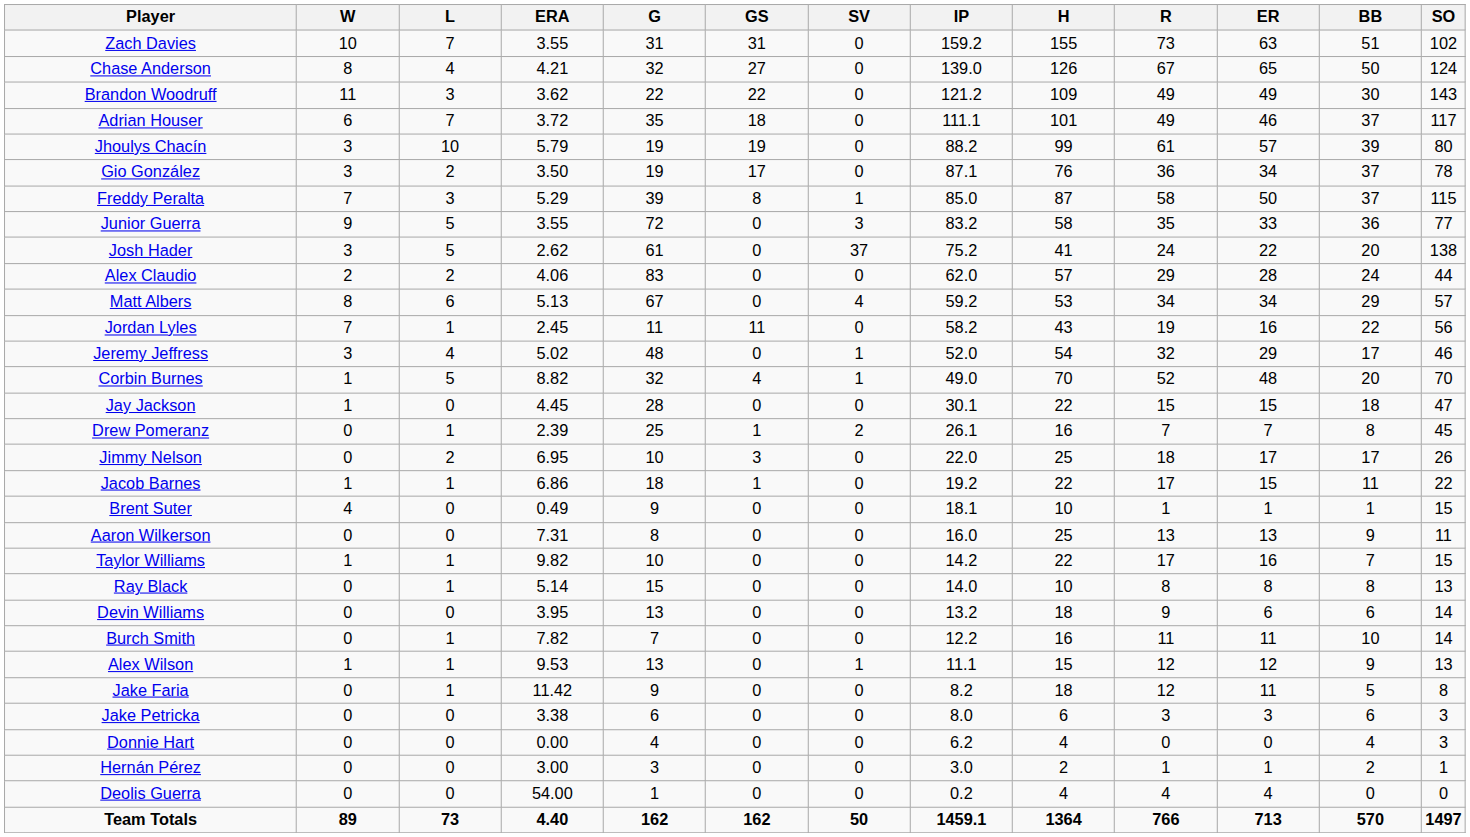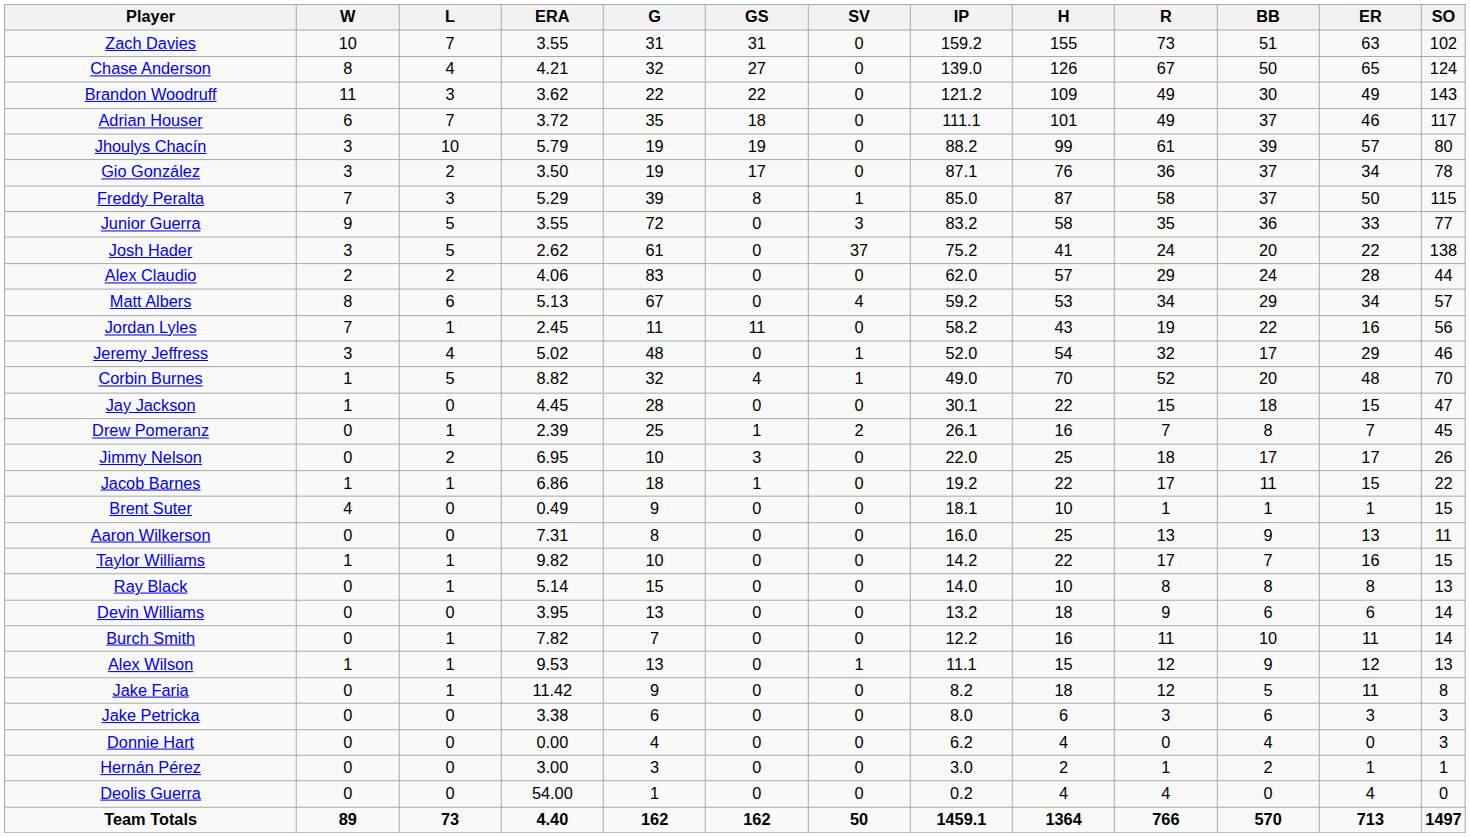columns swapped: (1268, 17) <-> (1370, 17)
